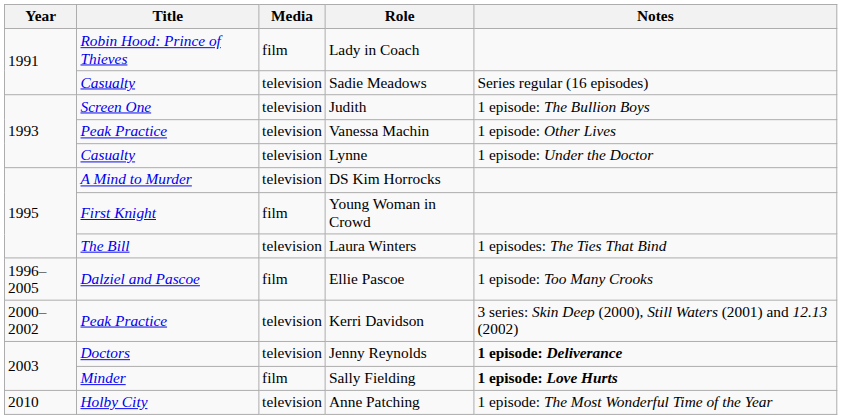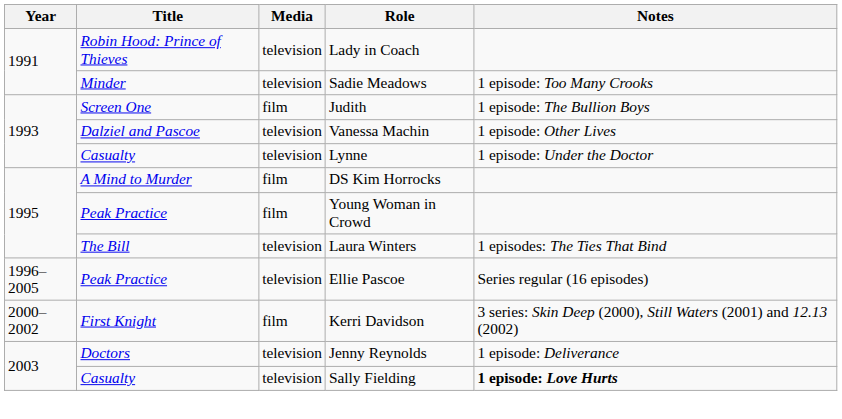(275, 49) film -> (292, 49) television
(108, 82) Casualty -> (103, 82) Minder
(563, 82) Series regular (16 episodes) -> (565, 82) 1 episode: Too Many Crooks
(292, 107) television -> (275, 107) film
(124, 131) Peak Practice -> (140, 131) Dalziel and Pascoe
(292, 180) television -> (275, 180) film
(118, 213) First Knight -> (124, 213) Peak Practice
(140, 279) Dalziel and Pascoe -> (124, 279) Peak Practice
(275, 279) film -> (292, 279) television
(565, 279) 1 episode: Too Many Crooks -> (563, 279) Series regular (16 episodes)
(124, 320) Peak Practice -> (118, 320) First Knight
(292, 320) television -> (275, 320) film
(550, 353) bold -> (548, 353) normal
(103, 378) Minder -> (108, 378) Casualty
(275, 378) film -> (292, 378) television
- row: (374, 402)
